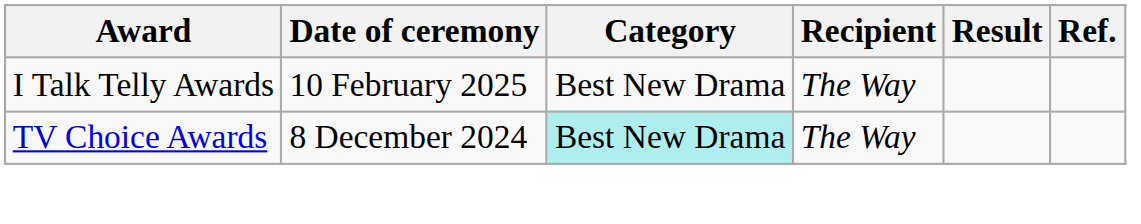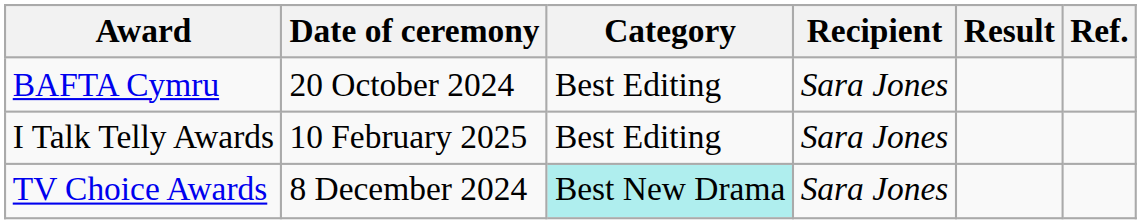+ row: (116, 84)
(670, 84) Best New Drama -> (638, 137) Best Editing
(858, 84) The Way -> (874, 137) Sara Jones
(858, 137) The Way -> (874, 190) Sara Jones
